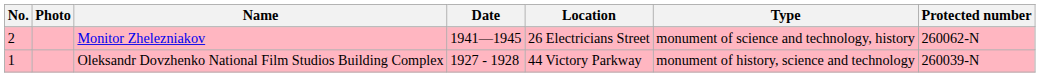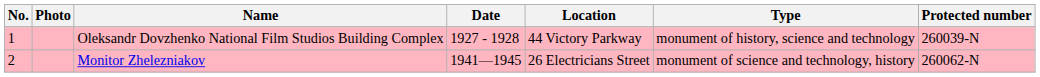rows swapped: (261, 60) <-> (141, 38)
